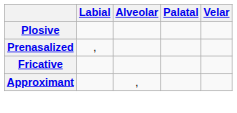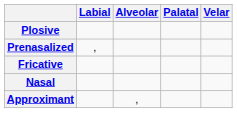+ row: (40, 82)
